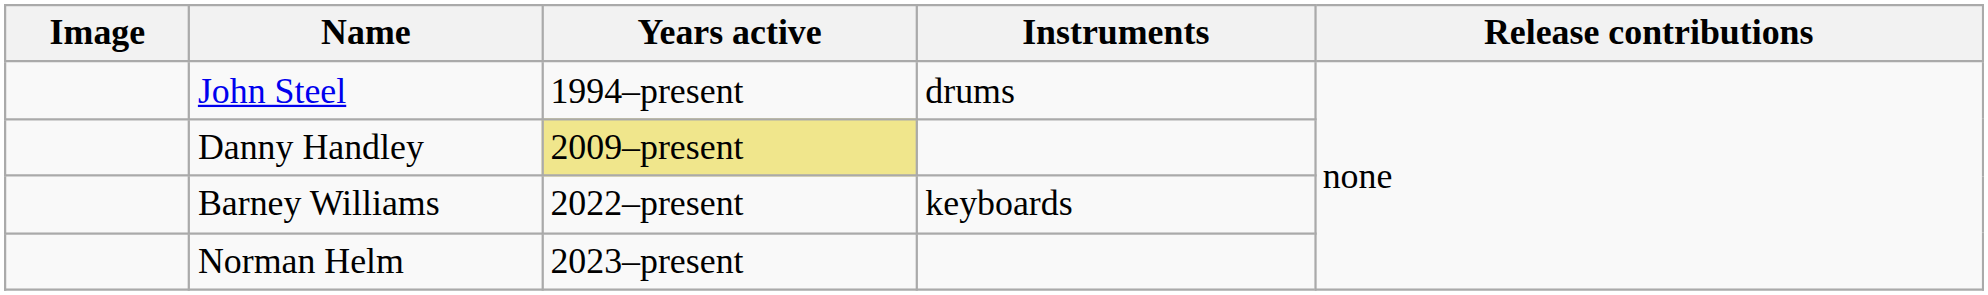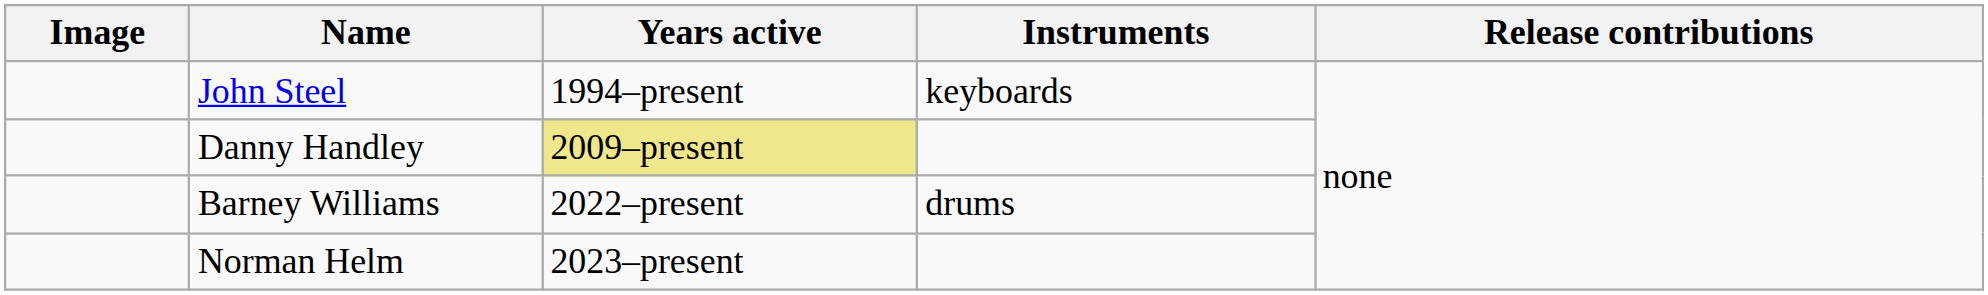(970, 89) drums -> (999, 89) keyboards
(999, 203) keyboards -> (970, 203) drums
